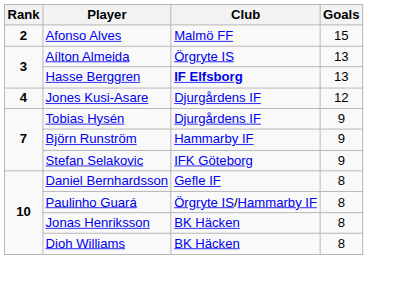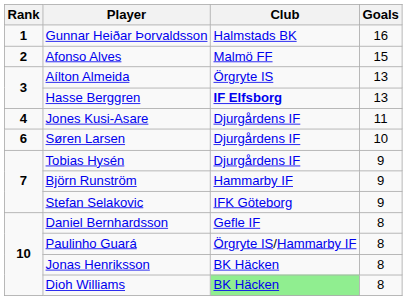+ row: (127, 35)
(341, 98) 12 -> (381, 118) 11
+ row: (85, 139)
(207, 243) no background -> (246, 285) lightgreen background
